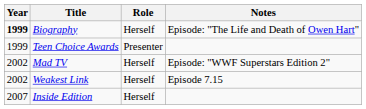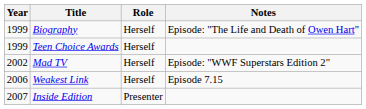(17, 29) bold -> (17, 29) normal
(143, 46) Presenter -> (139, 46) Herself
(17, 79) 2002 -> (17, 79) 2006
(139, 96) Herself -> (143, 96) Presenter
